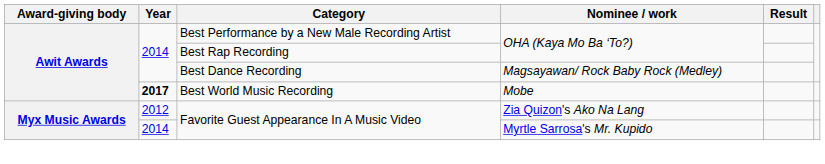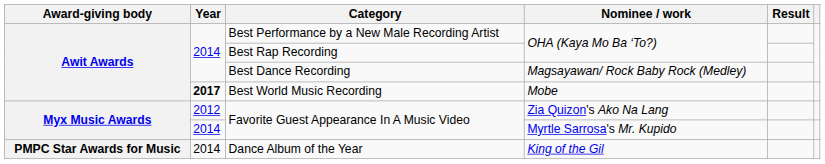+ row: (296, 149)
